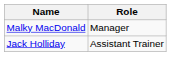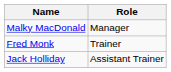+ row: (30, 43)
